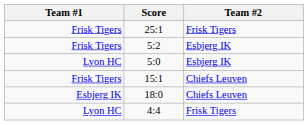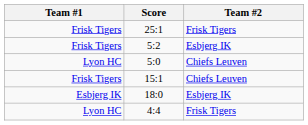(209, 62) Esbjerg IK -> (216, 62) Chiefs Leuven
(216, 95) Chiefs Leuven -> (209, 95) Esbjerg IK
